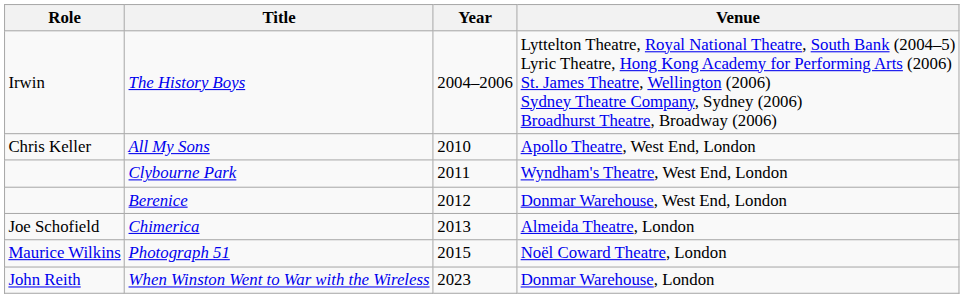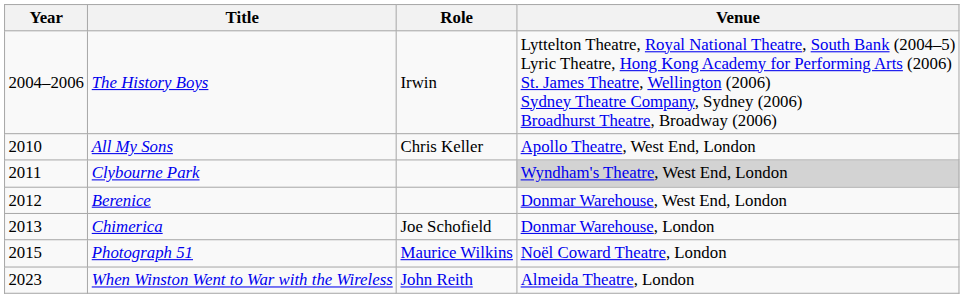columns swapped: (475, 17) <-> (65, 17)
(654, 173) no background -> (654, 173) lightgrey background
(607, 226) Almeida Theatre, London -> (618, 226) Donmar Warehouse, London
(618, 279) Donmar Warehouse, London -> (607, 279) Almeida Theatre, London
